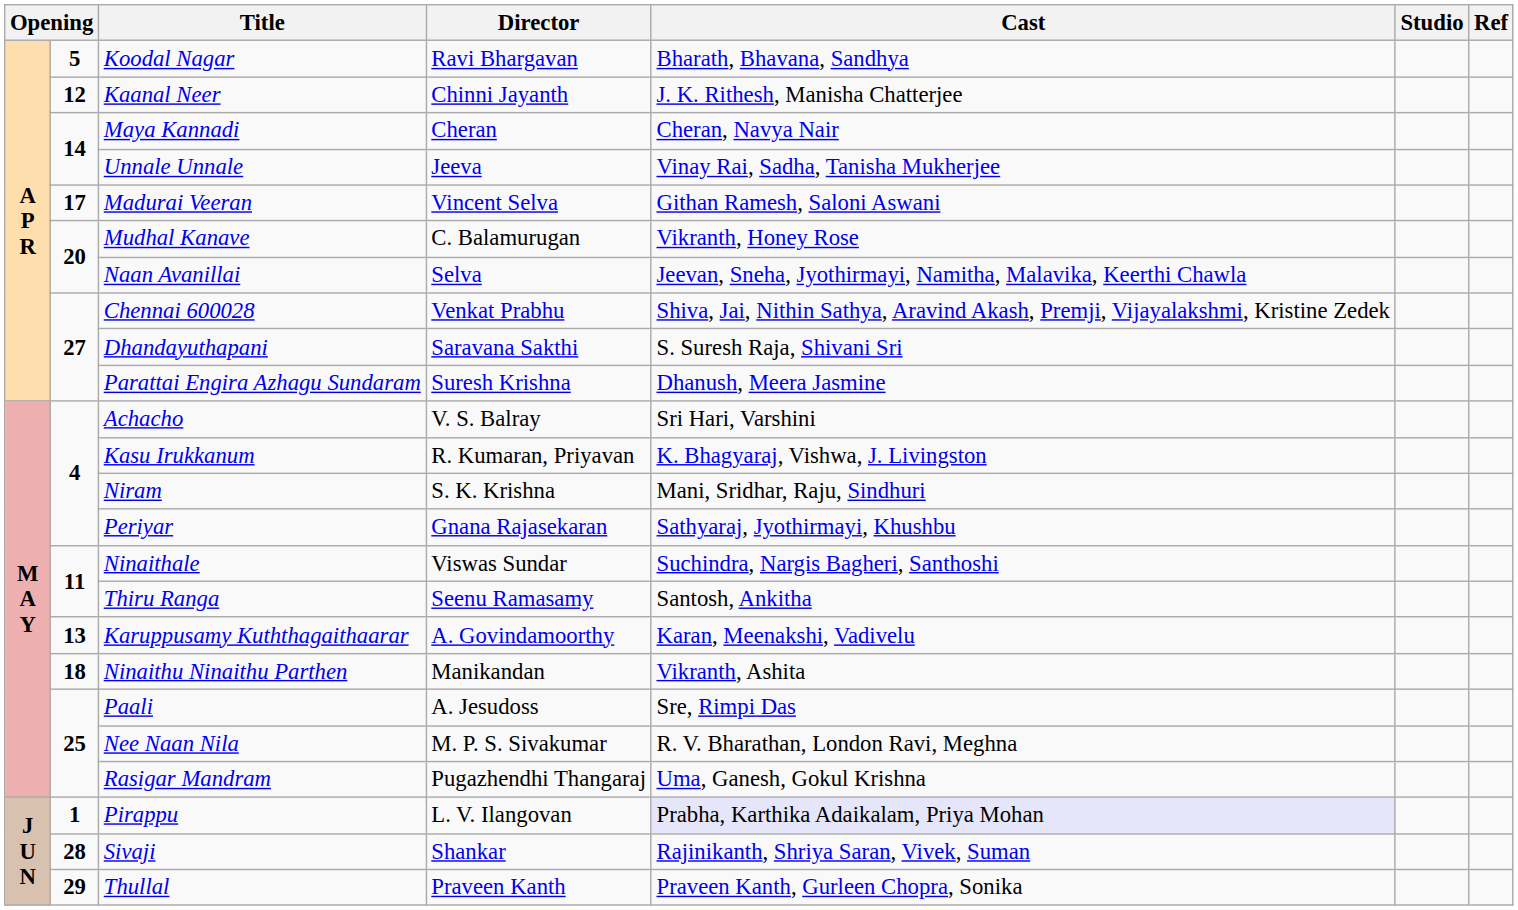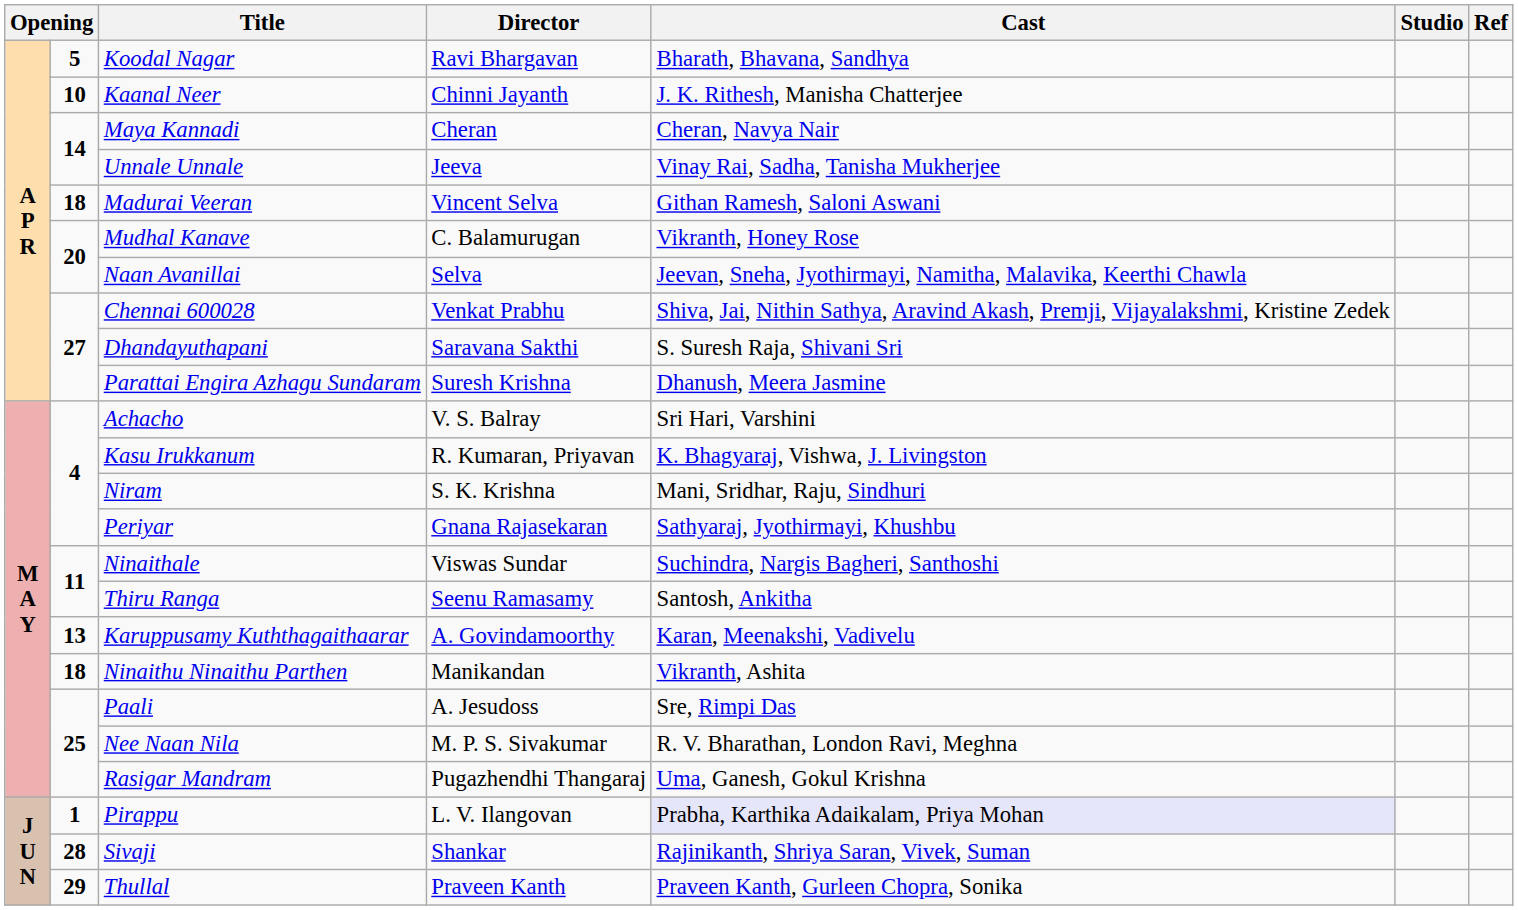(75, 94) 12 -> (75, 94) 10
(75, 202) 17 -> (75, 202) 18
